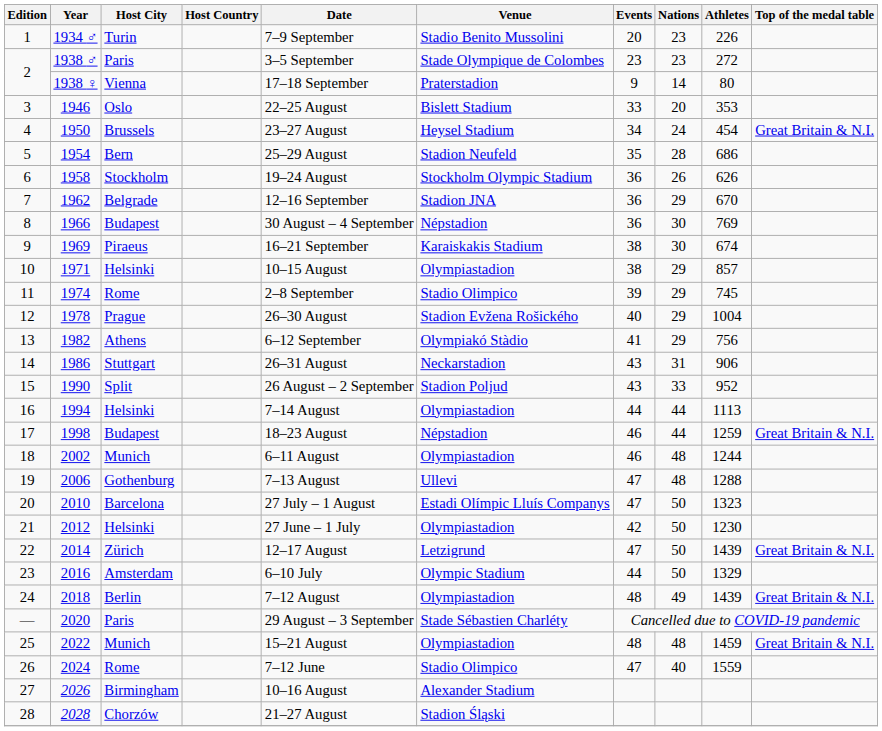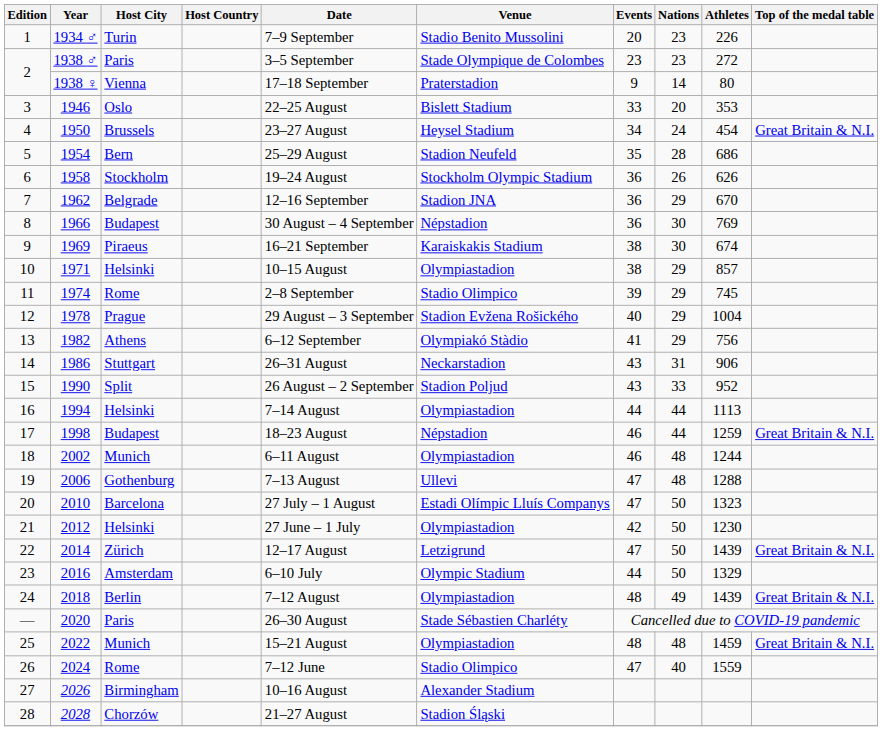(306, 316) 26–30 August -> (339, 316) 29 August – 3 September
(339, 620) 29 August – 3 September -> (306, 620) 26–30 August
